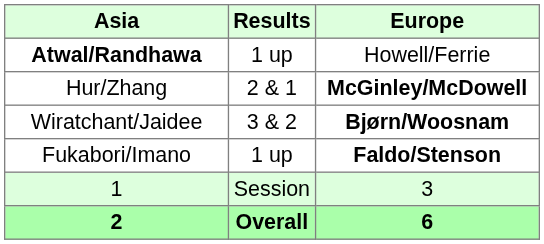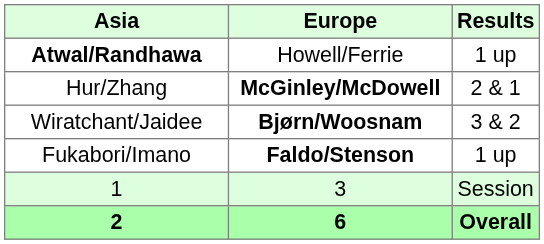columns swapped: (272, 21) <-> (427, 21)
